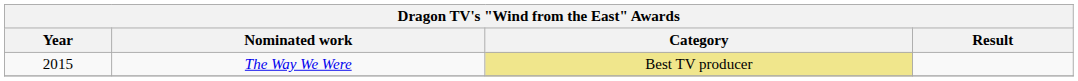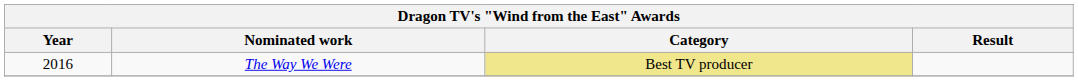(58, 64) 2015 -> (58, 64) 2016
